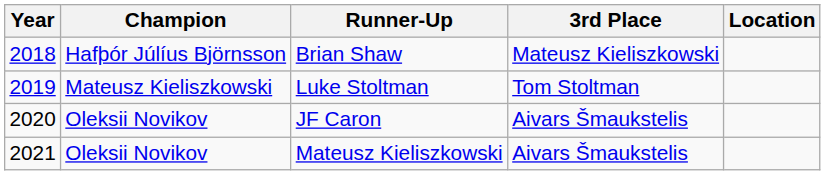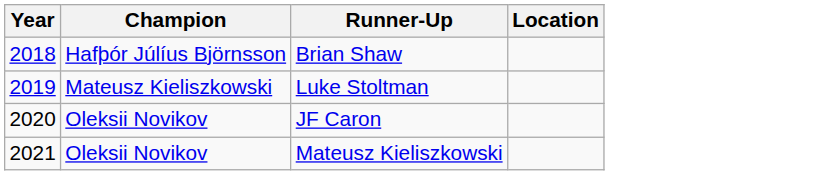- column: (616, 20)
